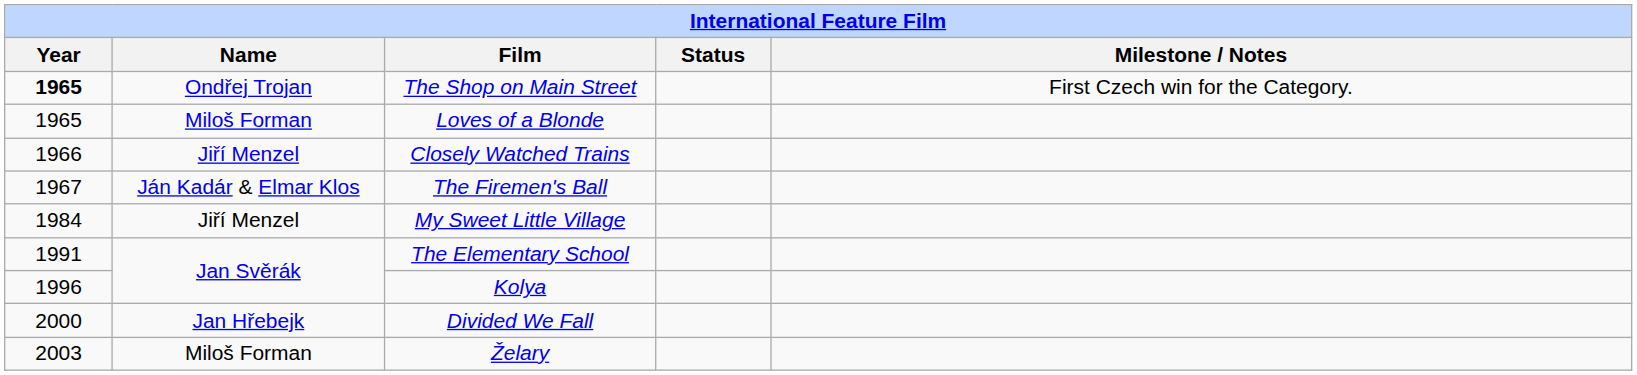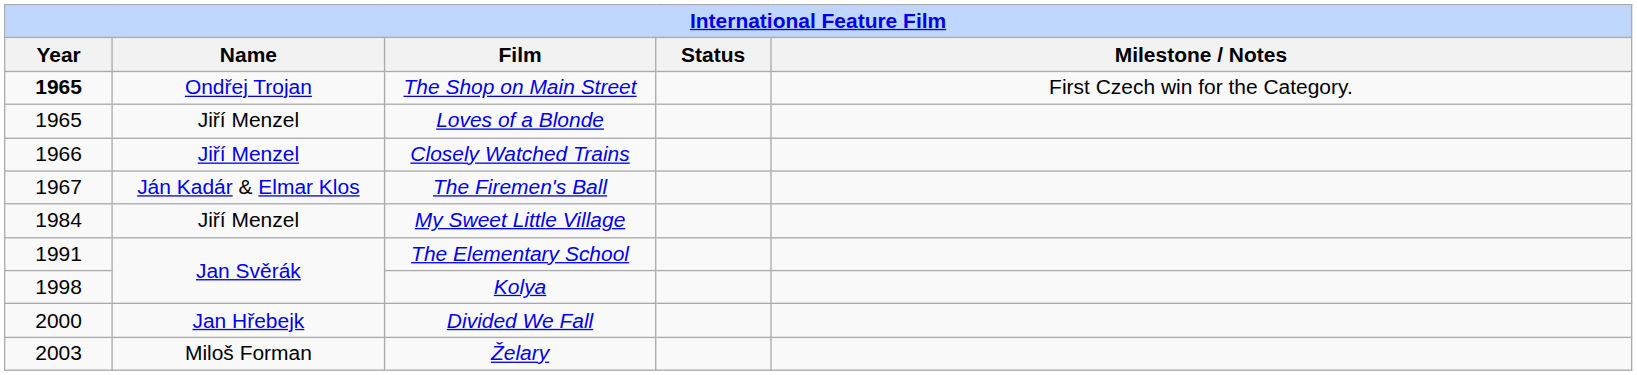(248, 120) Miloš Forman -> (248, 120) Jiří Menzel
(59, 287) 1996 -> (59, 287) 1998
